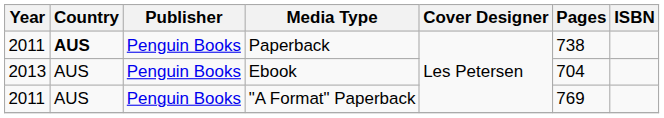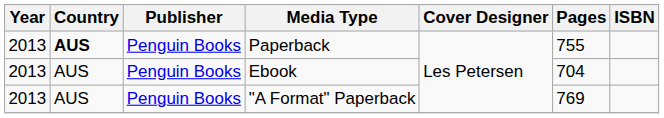(27, 44) 2011 -> (27, 44) 2013
(571, 44) 738 -> (571, 44) 755
(27, 98) 2011 -> (27, 98) 2013
